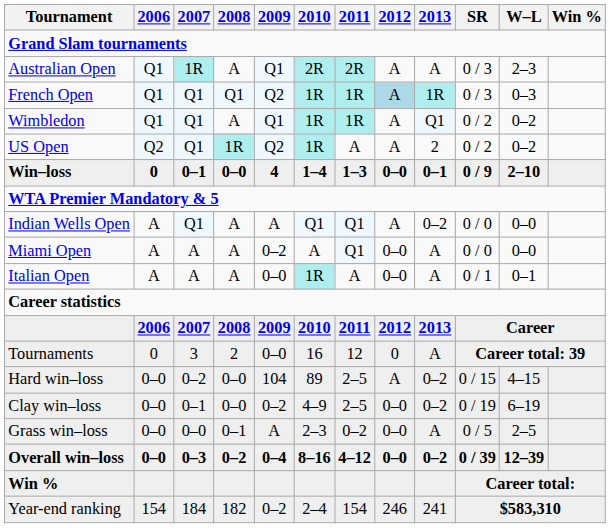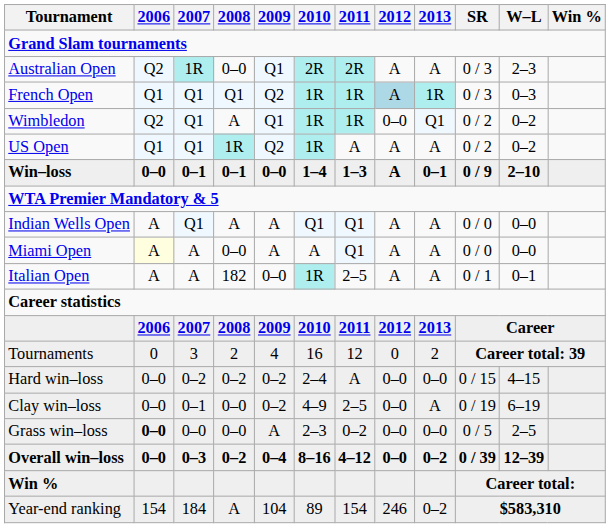(154, 69) Q1 -> (154, 69) Q2
(234, 69) A -> (234, 69) 0–0
(154, 120) Q1 -> (154, 120) Q2
(395, 120) A -> (395, 120) 0–0
(154, 146) Q2 -> (154, 146) Q1
(435, 146) 2 -> (435, 146) A
(154, 172) 0 -> (154, 172) 0–0
(234, 172) 0–0 -> (234, 172) 0–1
(274, 172) 4 -> (274, 172) 0–0
(395, 172) 0–0 -> (395, 172) A
(435, 224) 0–2 -> (435, 224) A
(154, 250) no background -> (154, 250) lightyellow background
(234, 250) A -> (234, 250) 0–0
(274, 250) 0–2 -> (274, 250) A
(395, 250) 0–0 -> (395, 250) A
(234, 276) A -> (234, 276) 182
(355, 276) A -> (355, 276) 2–5
(395, 276) 0–0 -> (395, 276) A
(274, 353) 0–0 -> (274, 353) 4
(435, 353) A -> (435, 353) 2
(234, 379) 0–0 -> (234, 379) 0–2
(274, 379) 104 -> (274, 379) 0–2
(314, 379) 89 -> (314, 379) 2–4
(355, 379) 2–5 -> (355, 379) A
(395, 379) A -> (395, 379) 0–0
(435, 379) 0–2 -> (435, 379) 0–0
(435, 405) 0–2 -> (435, 405) A
(154, 431) normal -> (154, 431) bold
(234, 431) 0–1 -> (234, 431) 0–0
(435, 431) A -> (435, 431) 0–0
(234, 509) 182 -> (234, 509) A
(274, 509) 0–2 -> (274, 509) 104
(314, 509) 2–4 -> (314, 509) 89
(435, 509) 241 -> (435, 509) 0–2
